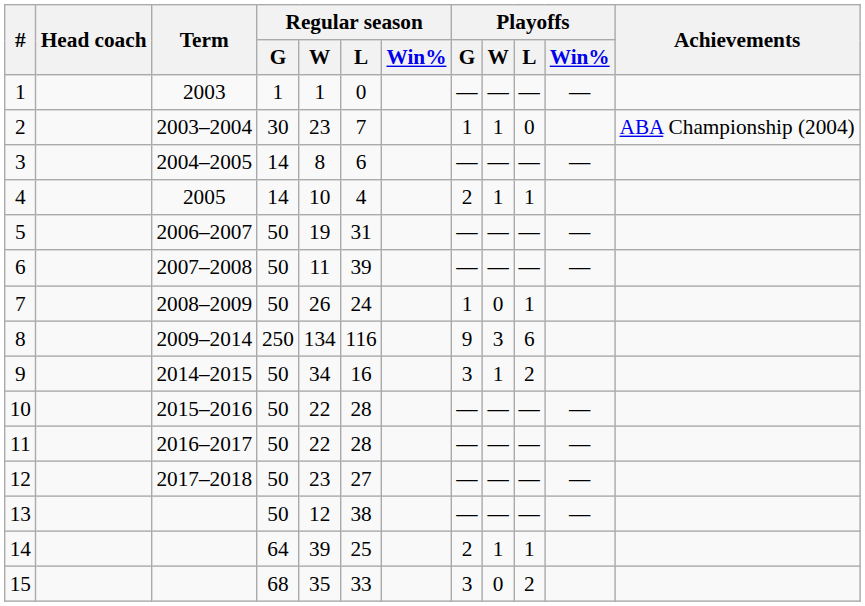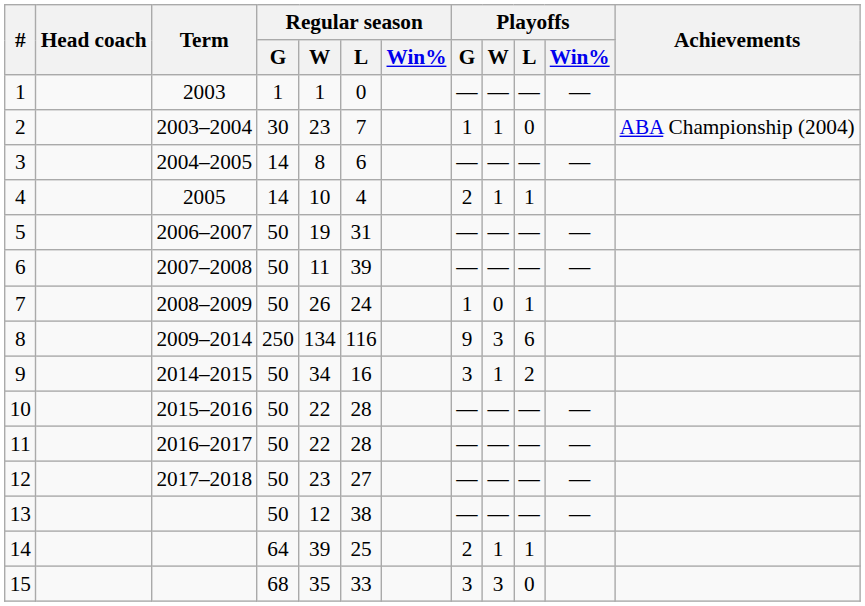(498, 583) 0 -> (498, 583) 3
(529, 583) 2 -> (529, 583) 0
